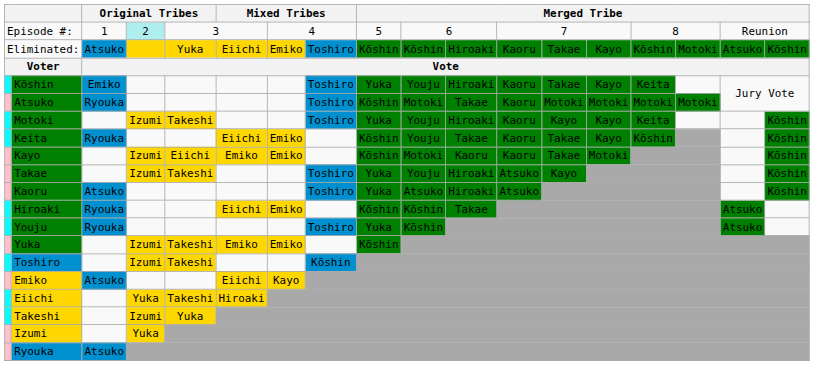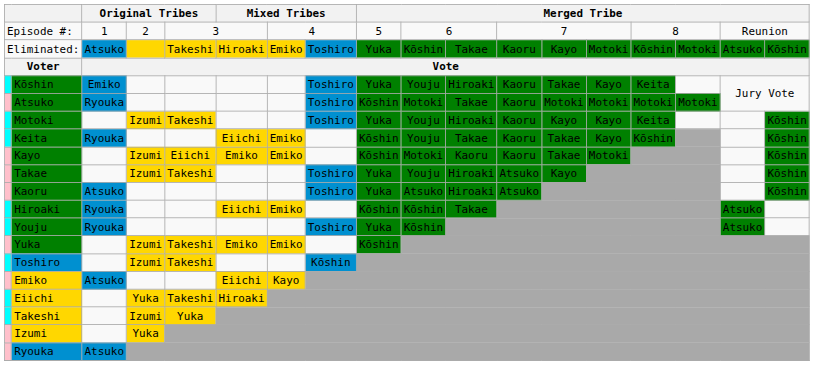(146, 31) paleturquoise background -> (146, 31) no background
(190, 49) Yuka -> (190, 49) Takeshi
(241, 49) Eiichi -> (242, 49) Hiroaki
(379, 49) Kōshin -> (379, 49) Yuka
(471, 49) Hiroaki -> (471, 49) Takae
(564, 49) Takae -> (564, 49) Kayo
(609, 49) Kayo -> (609, 49) Motoki
